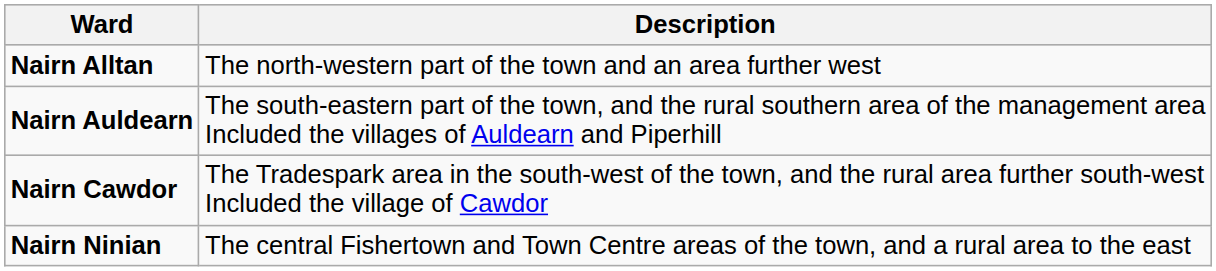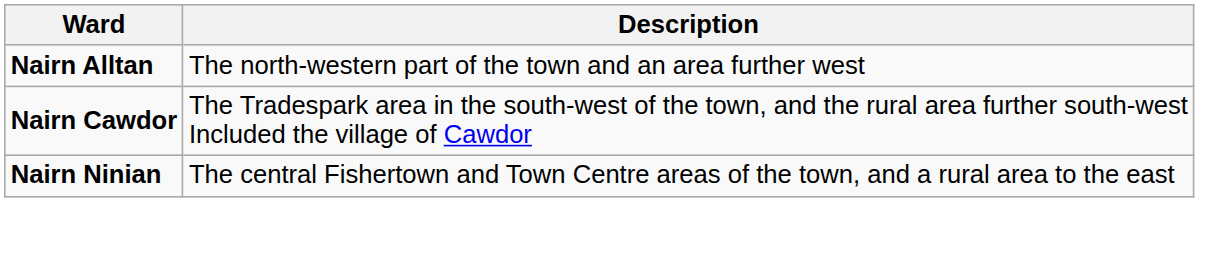- row: (102, 120)
